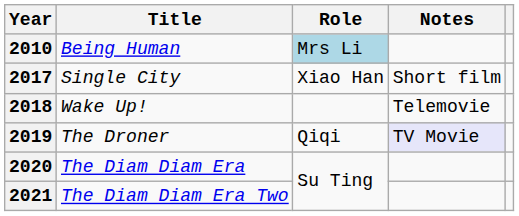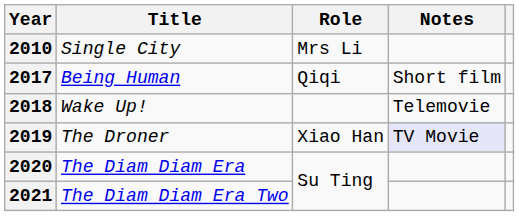(121, 49) Being Human -> (121, 49) Single City
(330, 49) lightblue background -> (330, 49) no background
(121, 78) Single City -> (121, 78) Being Human
(341, 78) Xiao Han -> (319, 78) Qiqi
(319, 137) Qiqi -> (341, 137) Xiao Han
